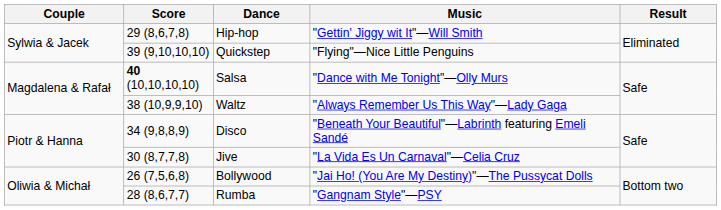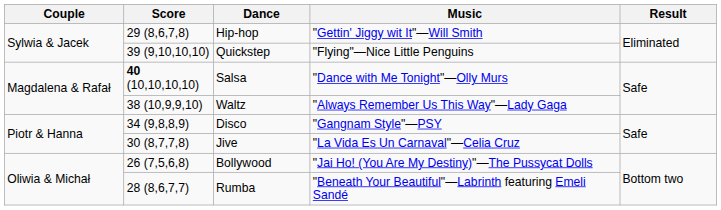(449, 131) "Beneath Your Beautiful"—Labrinth featuring Emeli Sandé -> (377, 124) "Gangnam Style"—PSY
(377, 195) "Gangnam Style"—PSY -> (449, 188) "Beneath Your Beautiful"—Labrinth featuring Emeli Sandé
